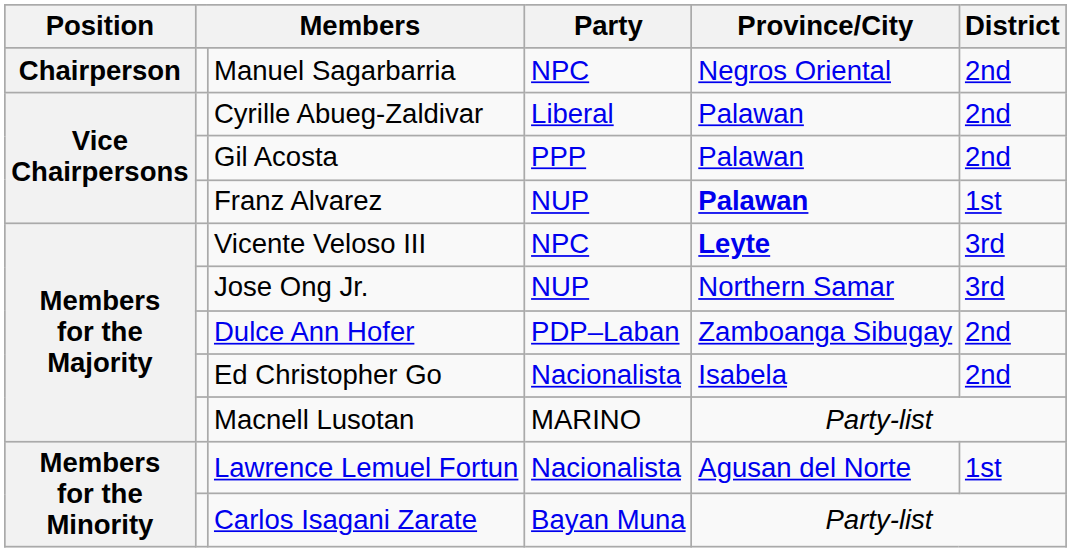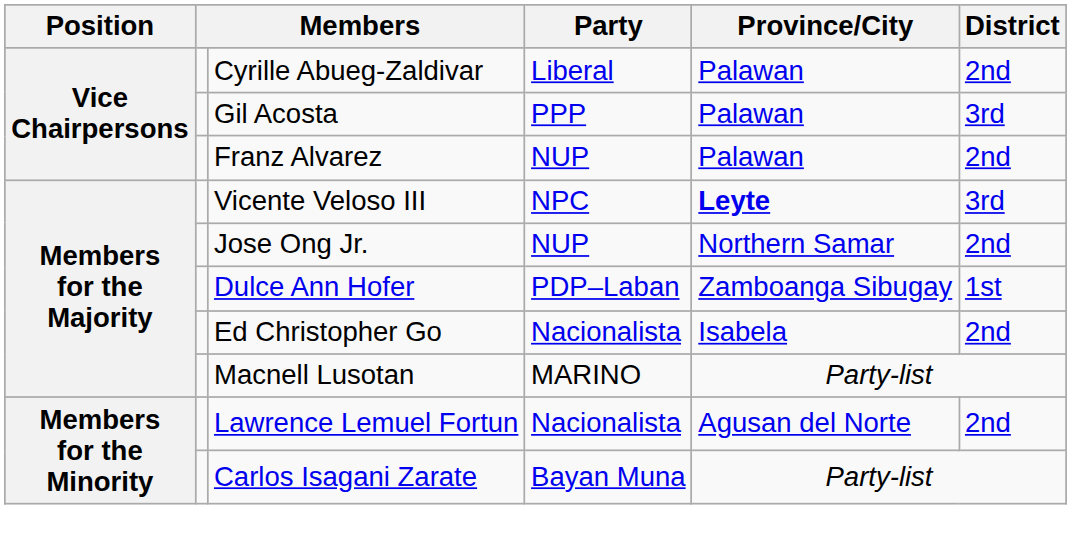- row: (335, 69)
(988, 157) 2nd -> (985, 113) 3rd
(753, 200) bold -> (751, 157) normal
(983, 200) 1st -> (988, 157) 2nd
(985, 288) 3rd -> (988, 244) 2nd
(988, 331) 2nd -> (983, 288) 1st
(983, 467) 1st -> (988, 423) 2nd
